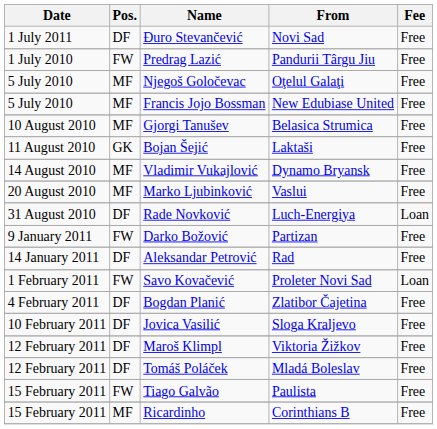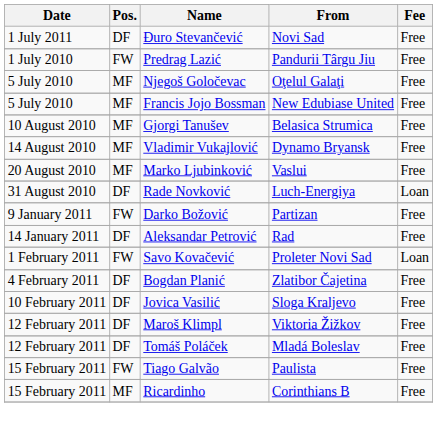- row: (176, 147)
